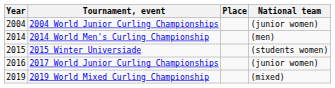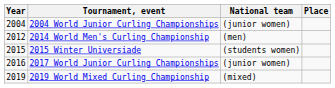columns swapped: (289, 11) <-> (235, 11)
(16, 37) 2014 -> (16, 37) 2012
